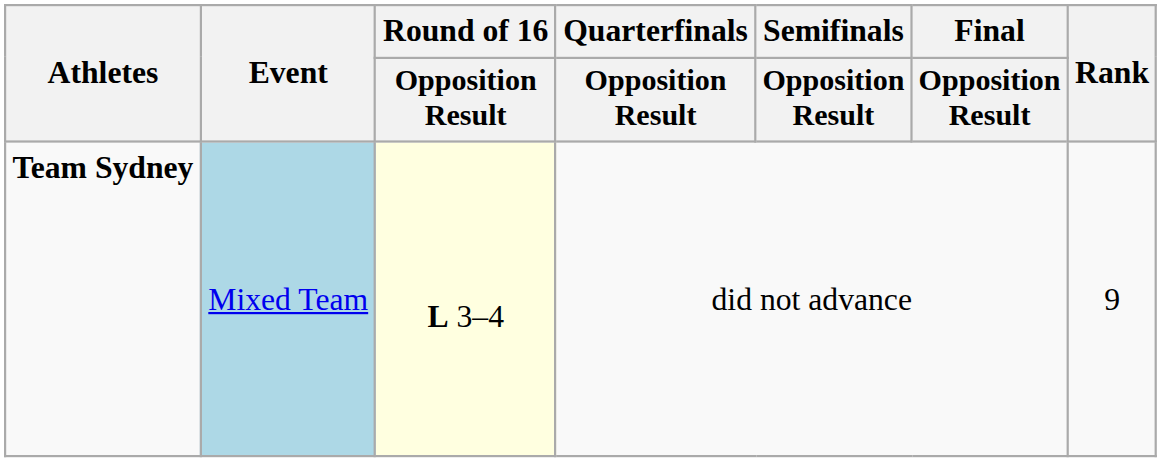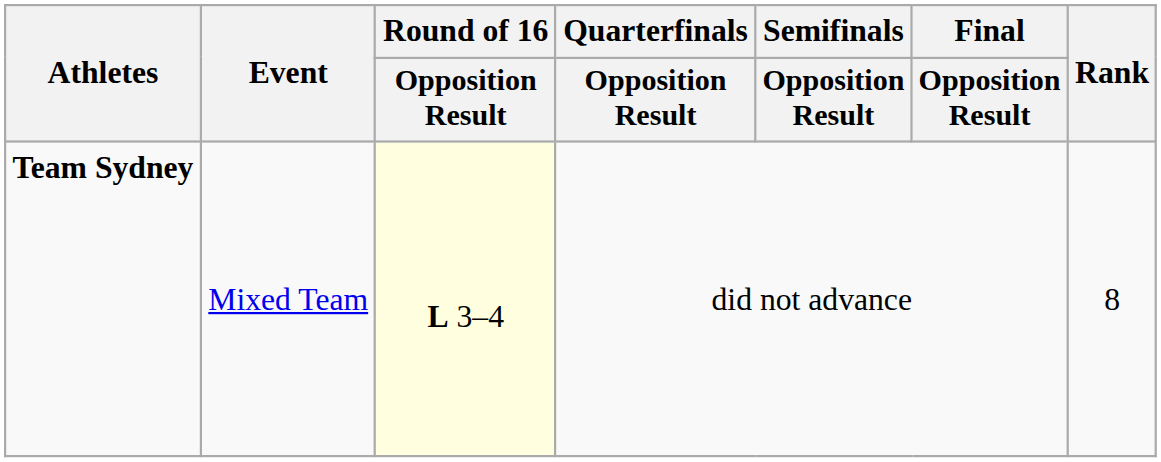(288, 298) lightblue background -> (288, 298) no background
(1112, 298) 9 -> (1112, 298) 8
